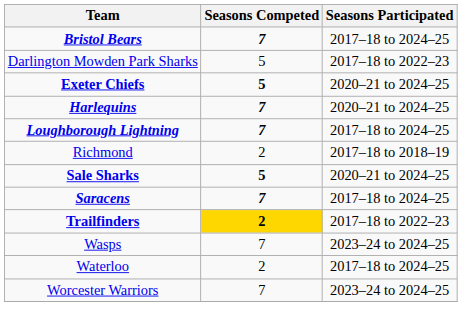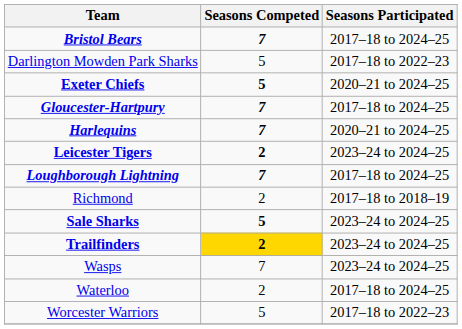+ row: (103, 107)
+ row: (103, 152)
(390, 175) 2020–21 to 2024–25 -> (390, 221) 2023–24 to 2024–25
- row: (103, 198)
(390, 221) 2017–18 to 2022–23 -> (390, 244) 2023–24 to 2024–25
(262, 289) 7 -> (262, 312) 5
(390, 289) 2023–24 to 2024–25 -> (390, 312) 2017–18 to 2022–23
